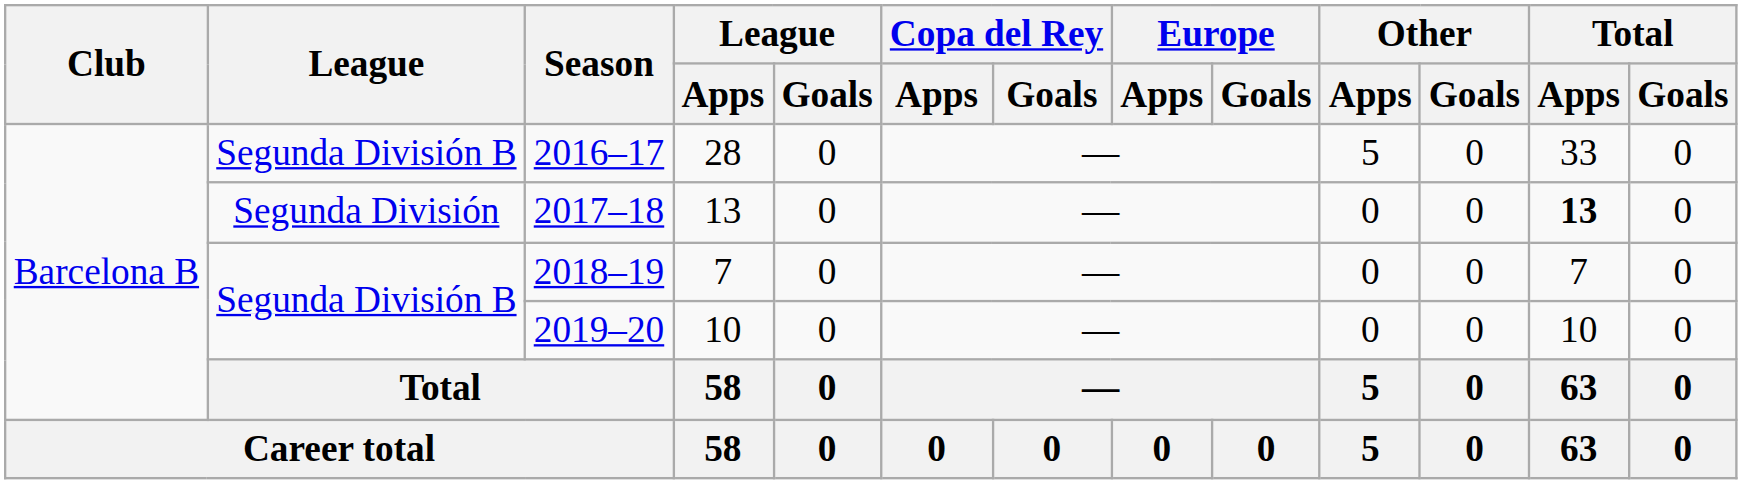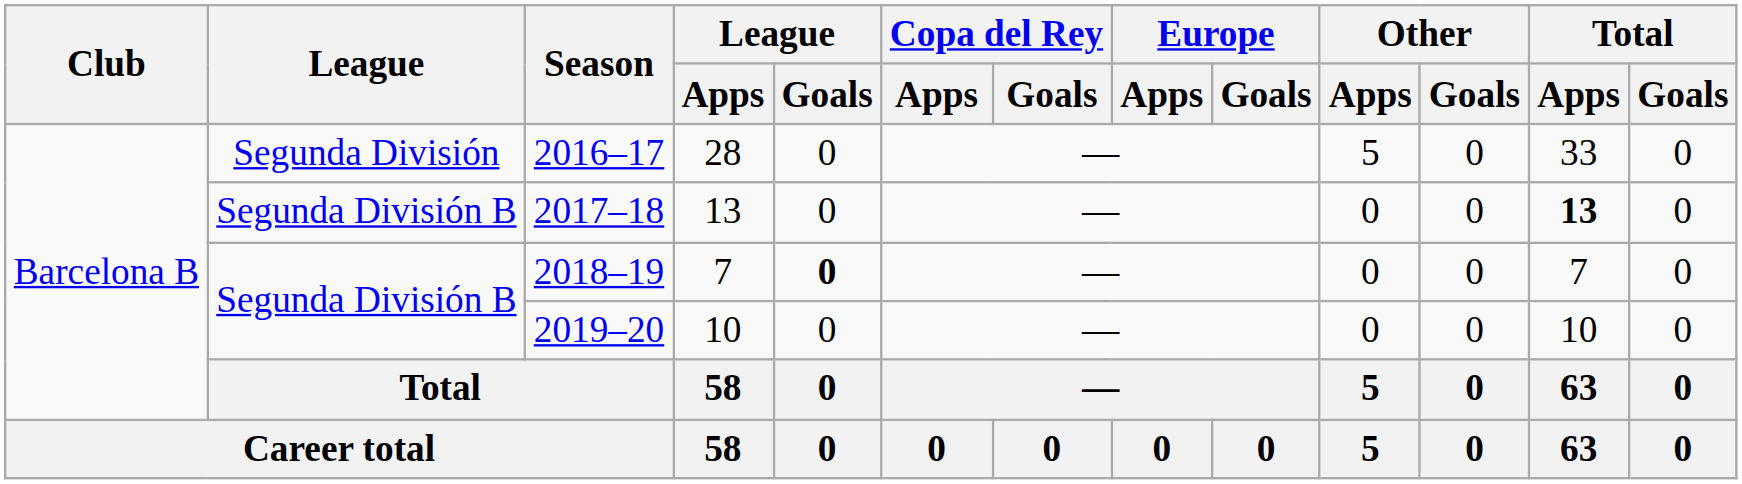(366, 152) Segunda División B -> (366, 152) Segunda División
(366, 211) Segunda División -> (366, 211) Segunda División B
(827, 270) normal -> (827, 270) bold
